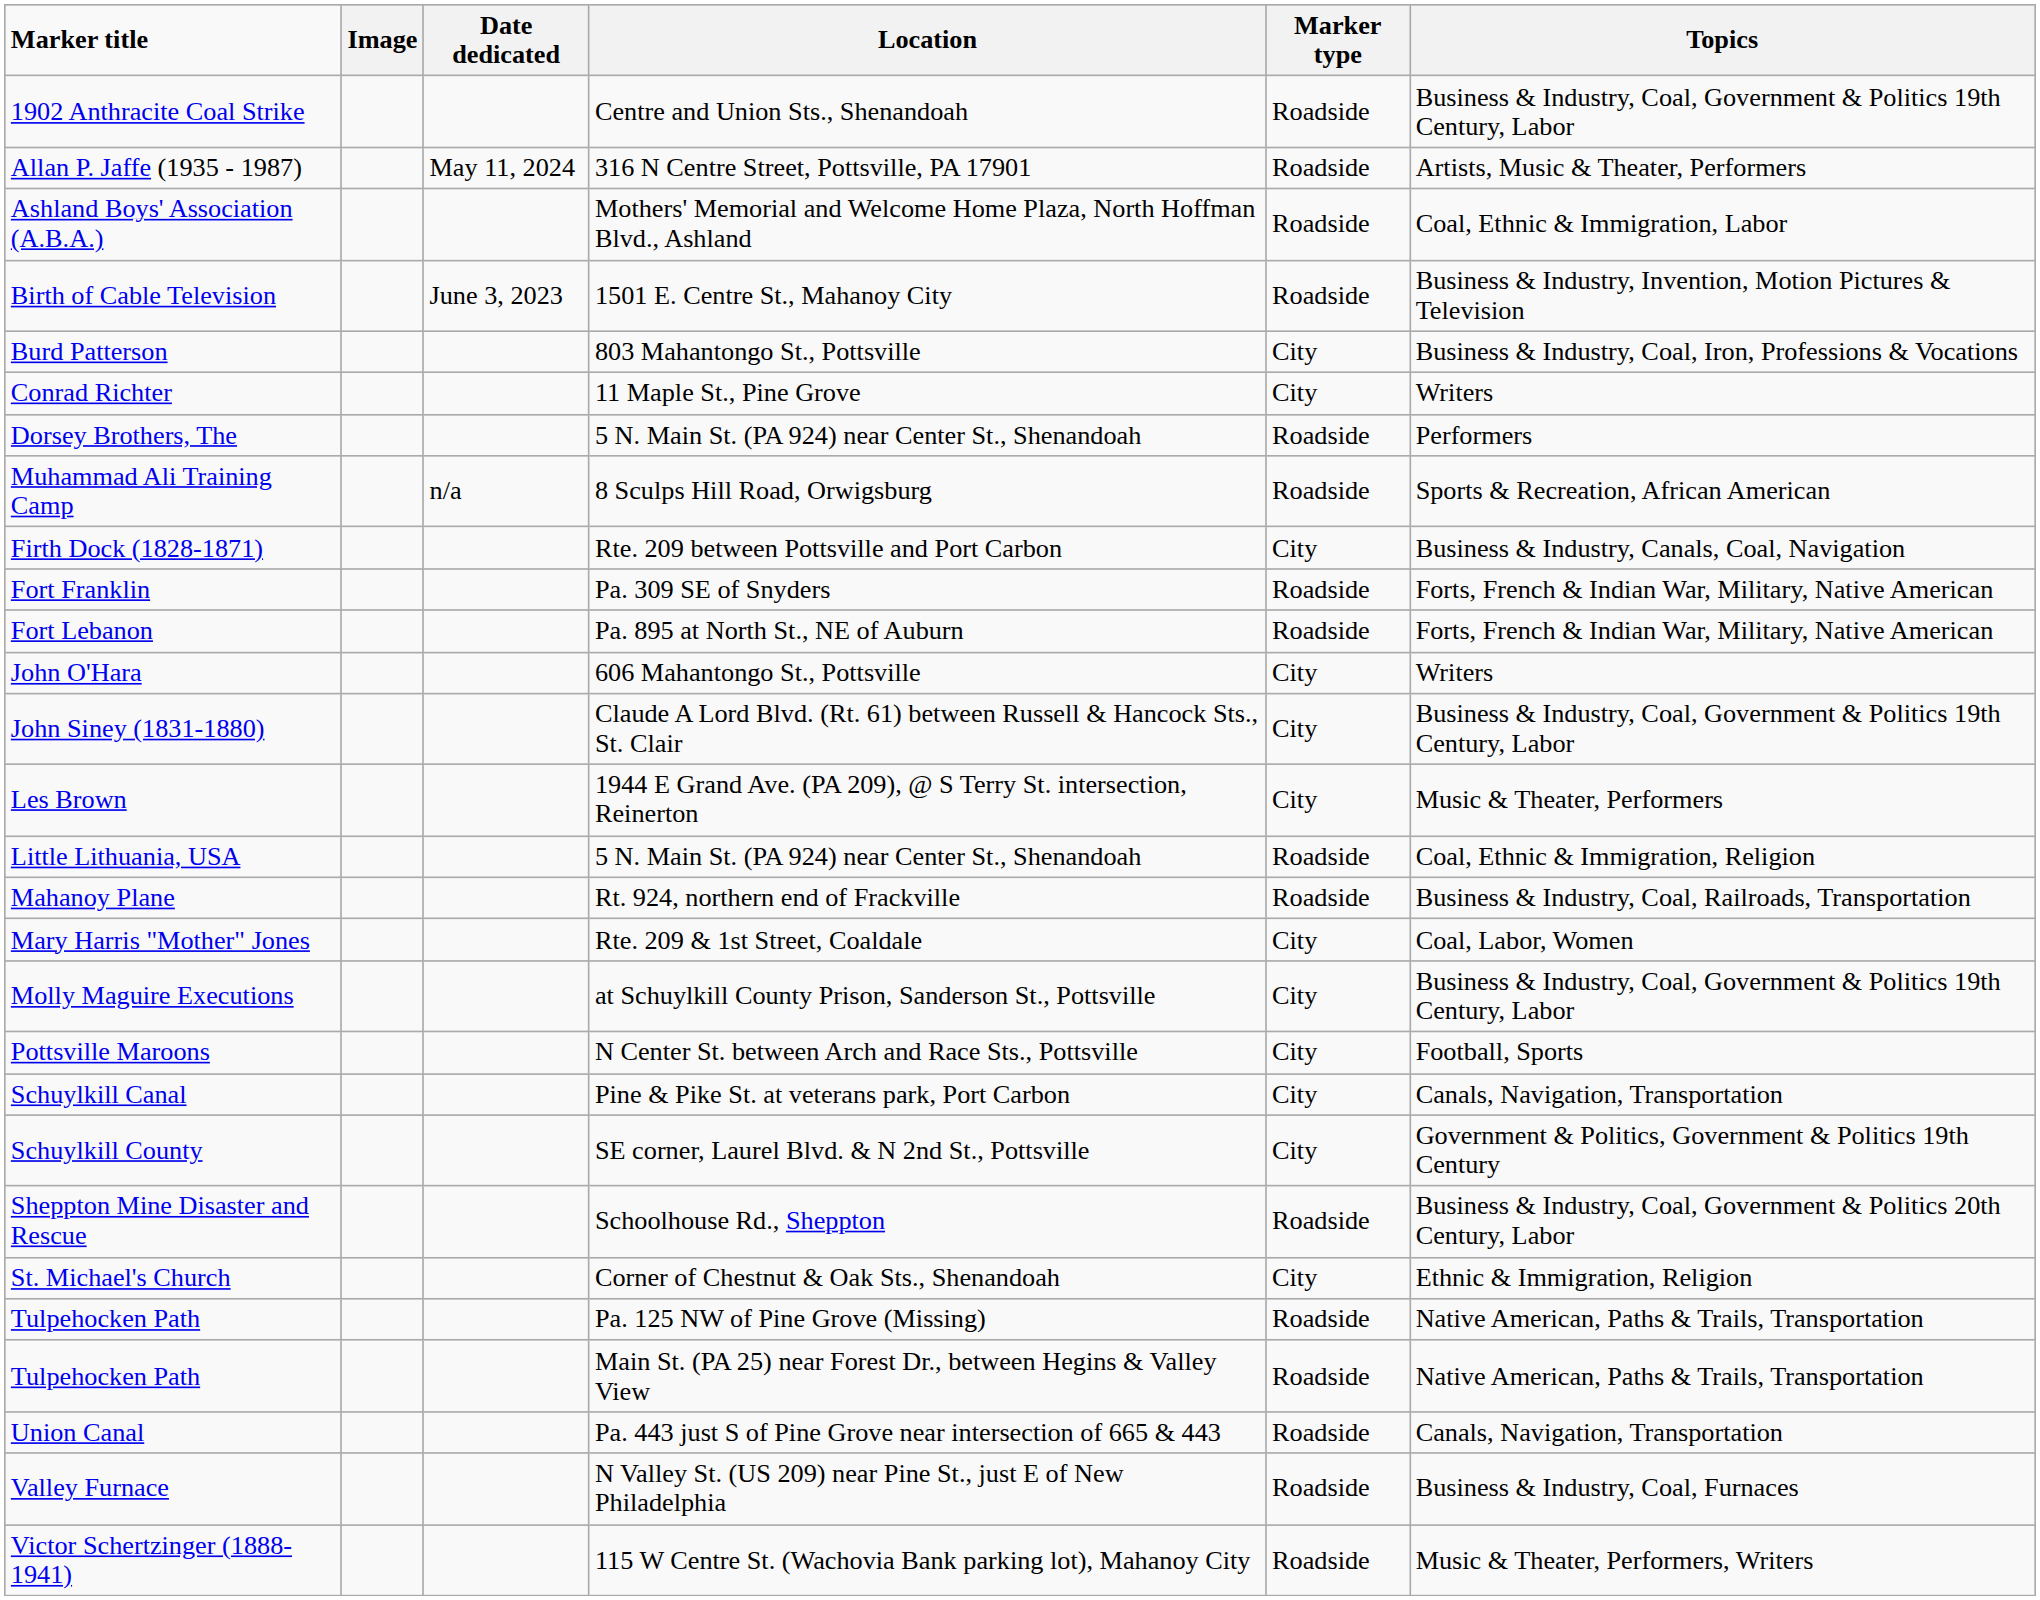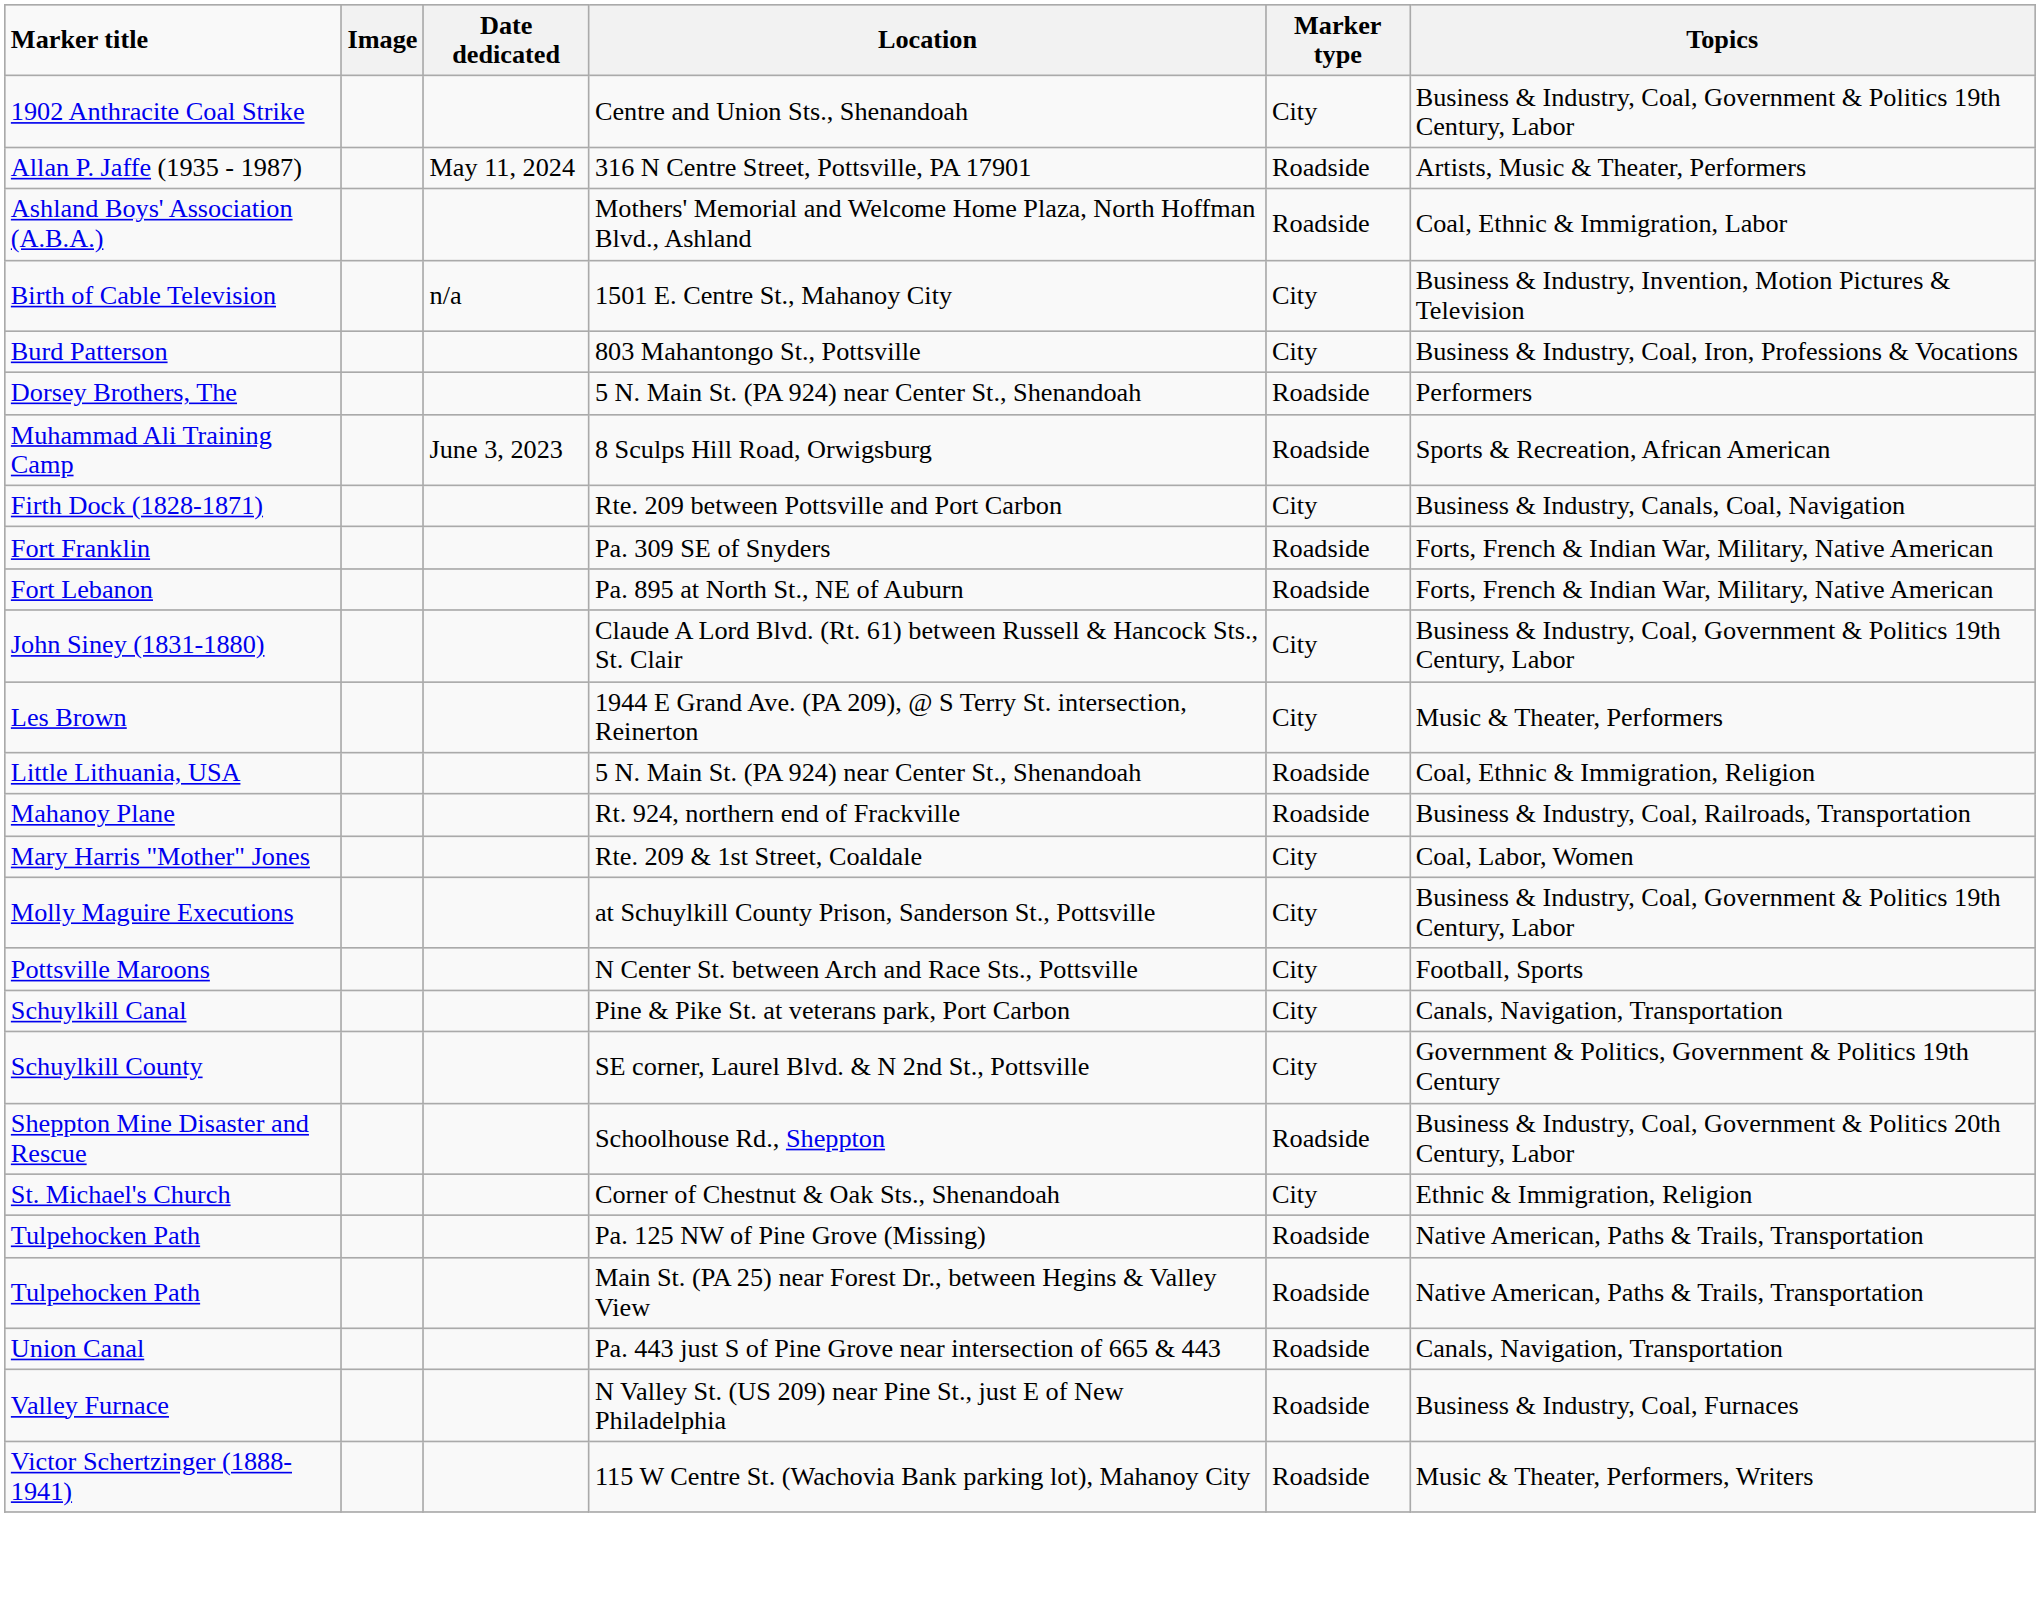(1321, 111) Roadside -> (1295, 111) City
(496, 295) June 3, 2023 -> (446, 295) n/a
(1321, 295) Roadside -> (1295, 295) City
- row: (91, 393)
(446, 491) n/a -> (496, 449) June 3, 2023
- row: (76, 672)
